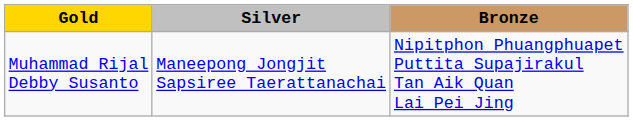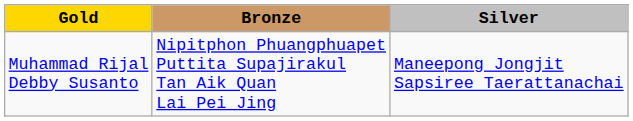columns swapped: (271, 18) <-> (509, 18)
